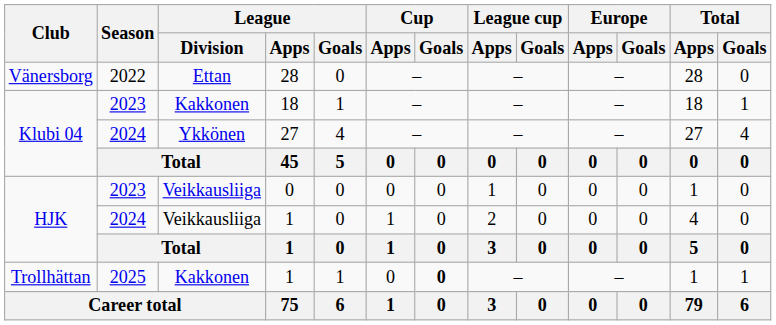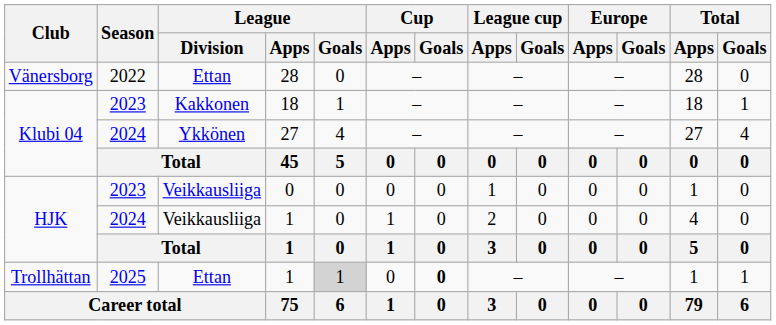(212, 276) Kakkonen -> (212, 276) Ettan
(340, 276) no background -> (340, 276) lightgrey background
